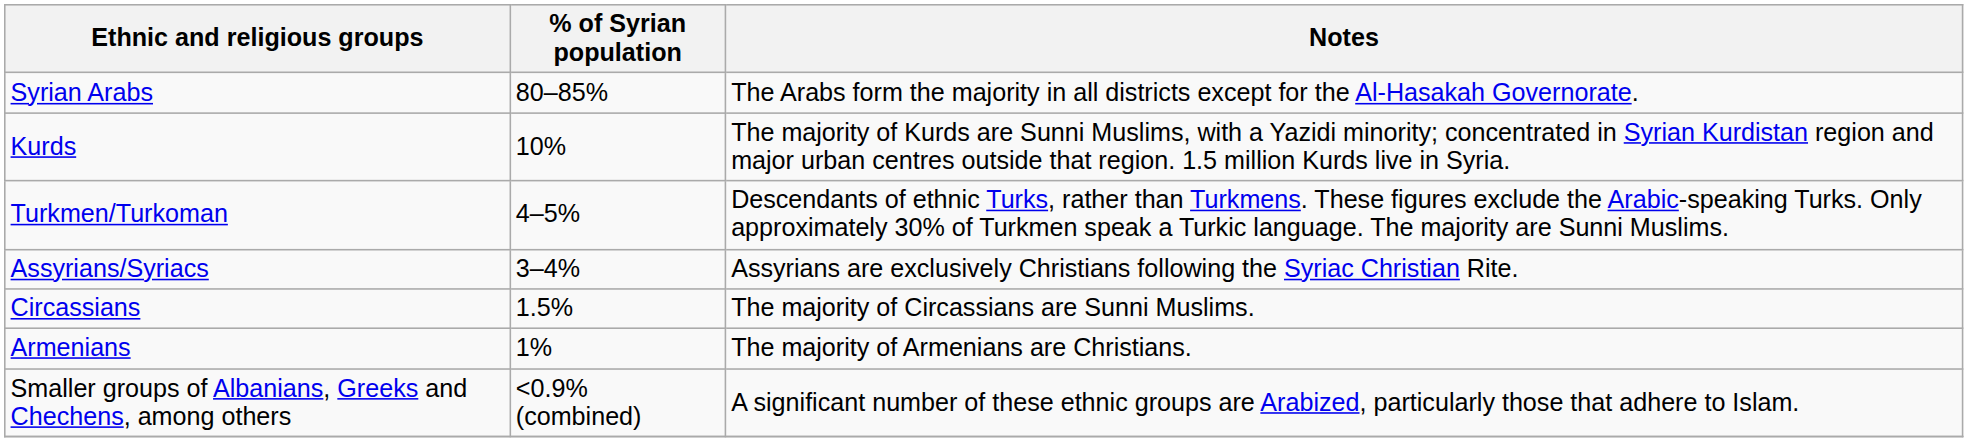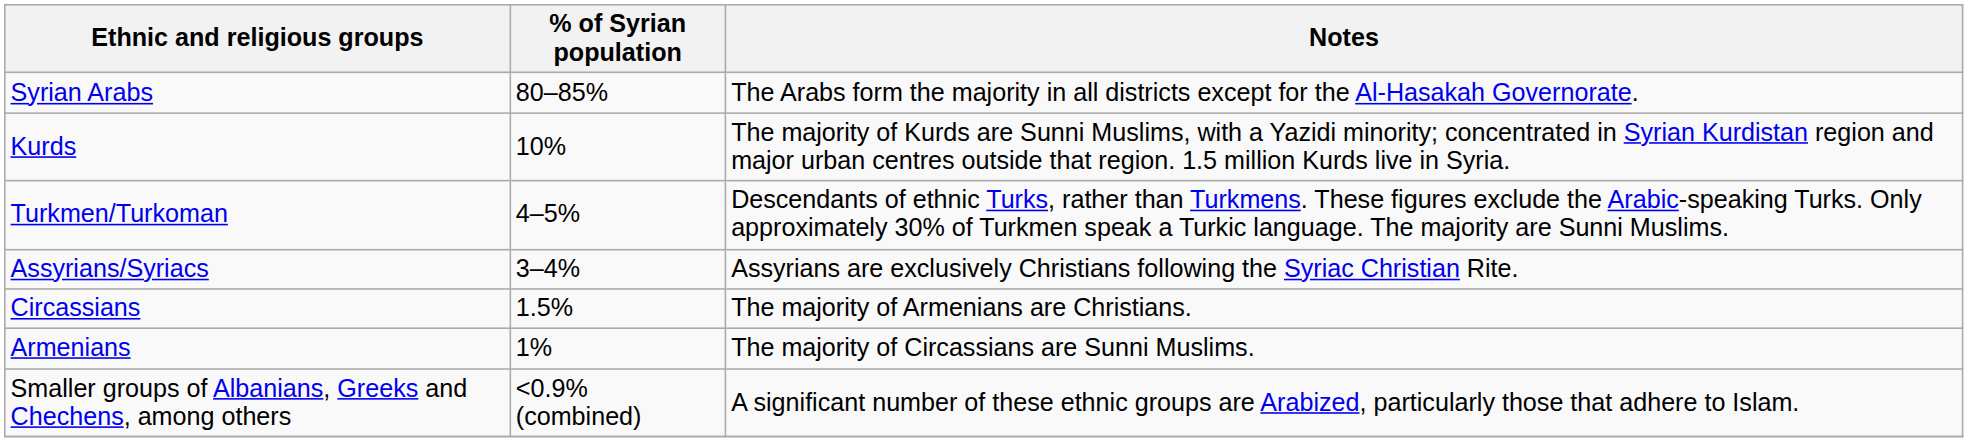(993, 308) The majority of Circassians are Sunni Muslims. -> (961, 308) The majority of Armenians are Christians.
(961, 348) The majority of Armenians are Christians. -> (993, 348) The majority of Circassians are Sunni Muslims.
